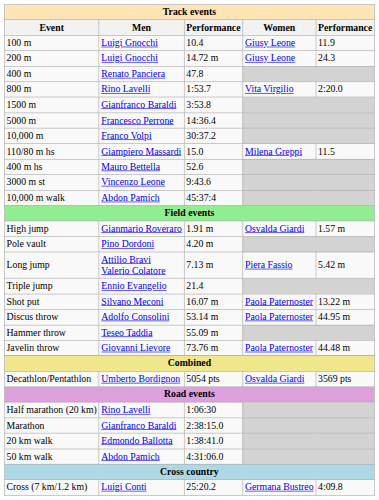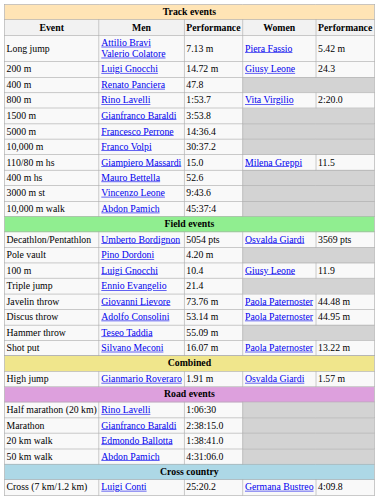rows swapped: (19, 43) <-> (28, 265)
rows swapped: (28, 228) <-> (49, 379)
rows swapped: (23, 301) <-> (33, 348)
